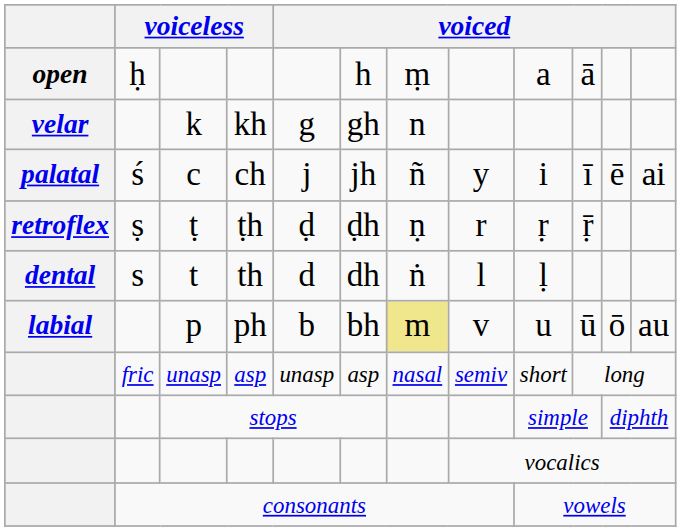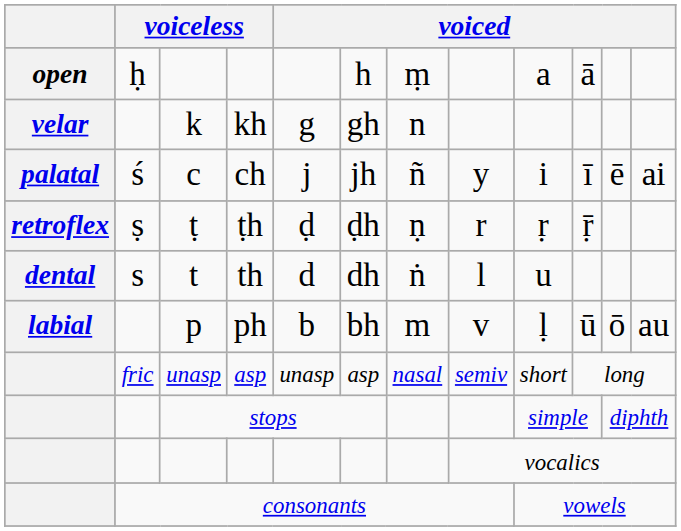(543, 275) ḷ -> (543, 275) u
(417, 326) khaki background -> (417, 326) no background
(543, 326) u -> (543, 326) ḷ
